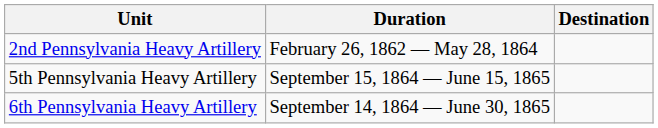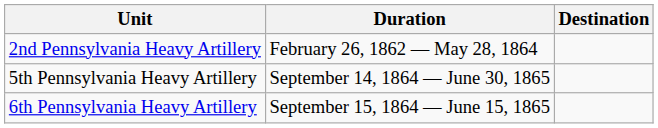(410, 78) September 15, 1864 — June 15, 1865 -> (410, 78) September 14, 1864 — June 30, 1865
(410, 107) September 14, 1864 — June 30, 1865 -> (410, 107) September 15, 1864 — June 15, 1865
